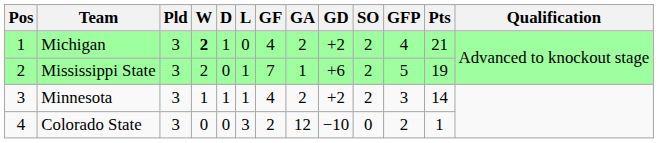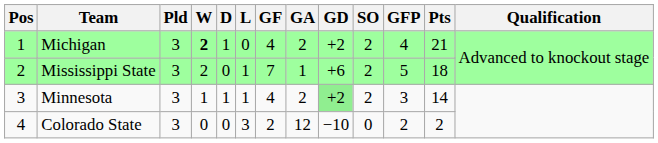(440, 71) 19 -> (440, 71) 18
(336, 97) no background -> (336, 97) lightgreen background
(440, 124) 1 -> (440, 124) 2
